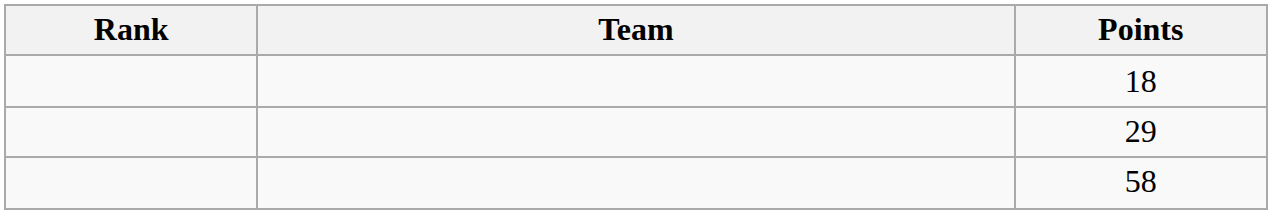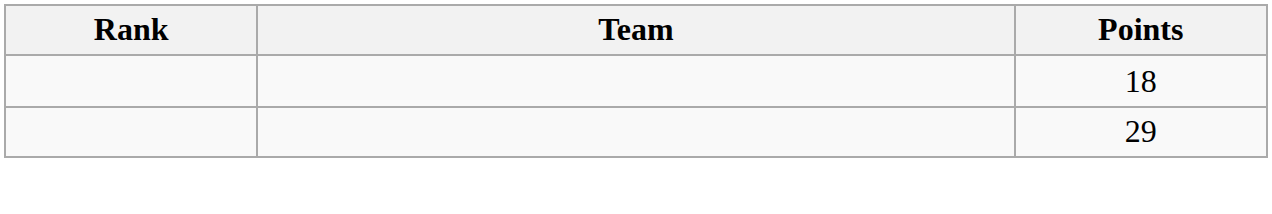- row: (1141, 182)
